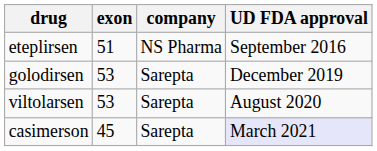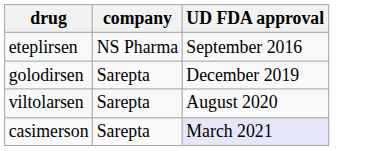- column: (114, 18)
